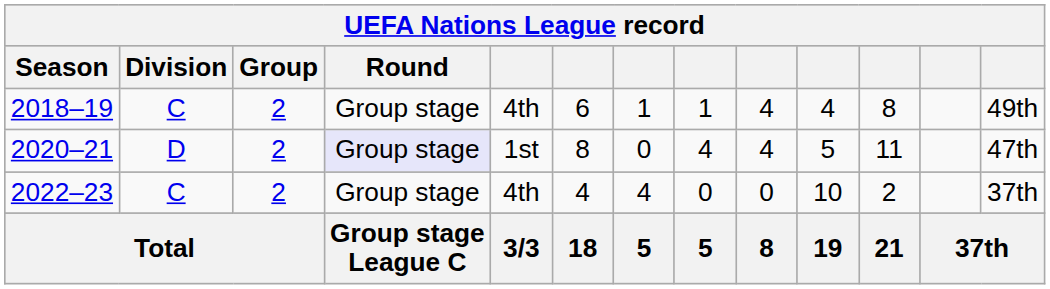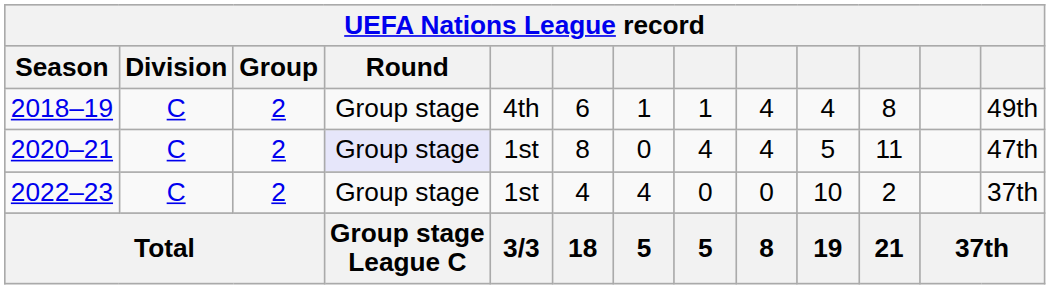(176, 150) D -> (176, 150) C
(521, 191) 4th -> (521, 191) 1st
